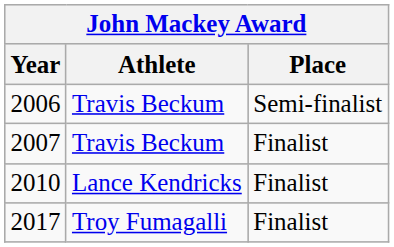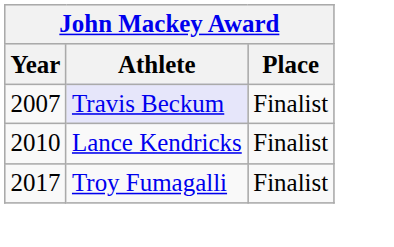- row: (35, 103)
(148, 143) no background -> (148, 103) lavender background
